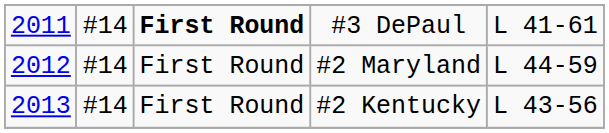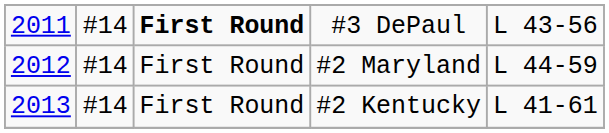(545, 25) L 41-61 -> (545, 25) L 43-56
(545, 107) L 43-56 -> (545, 107) L 41-61
